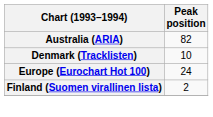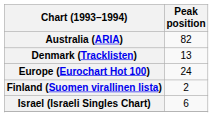(186, 55) 10 -> (186, 55) 13
+ row: (84, 103)
